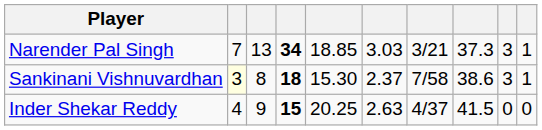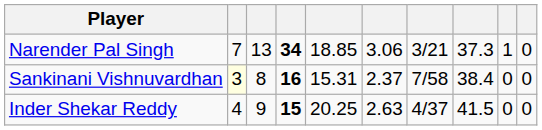(384, 49) 3.03 -> (384, 49) 3.06
(508, 49) 3 -> (508, 49) 1
(527, 49) 1 -> (527, 49) 0
(291, 79) 18 -> (291, 79) 16
(334, 79) 15.30 -> (334, 79) 15.31
(475, 79) 38.6 -> (475, 79) 38.4
(508, 79) 3 -> (508, 79) 0
(527, 79) 1 -> (527, 79) 0
